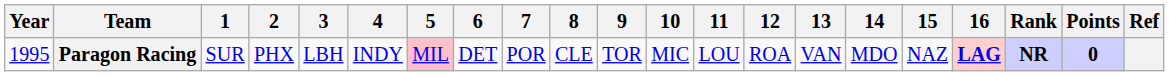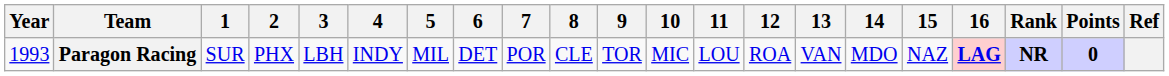(29, 54) 1995 -> (29, 54) 1993
(431, 54) pink background -> (431, 54) no background
